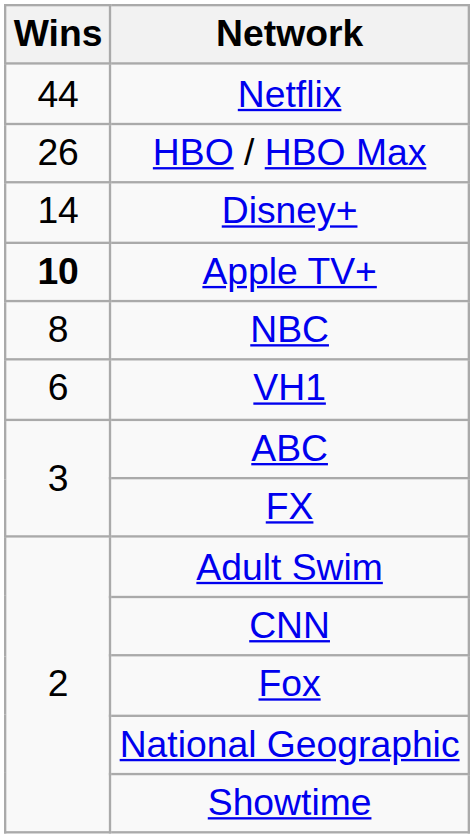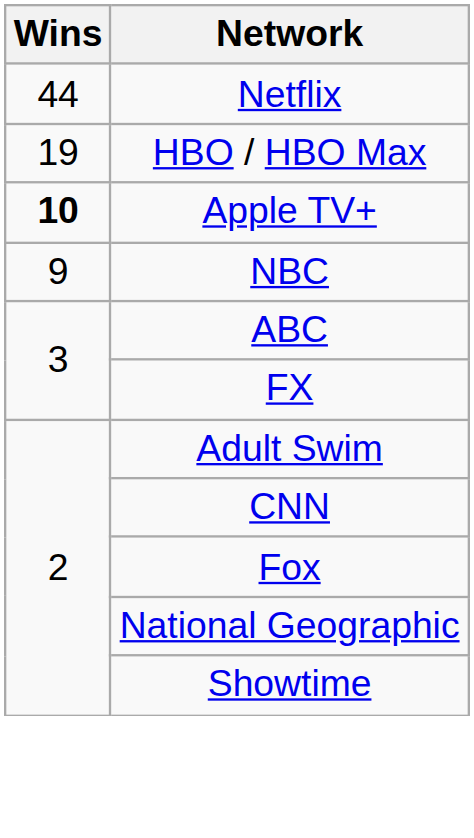(58, 152) 26 -> (58, 152) 19
- row: (290, 211)
(58, 329) 8 -> (58, 270) 9
- row: (290, 388)
